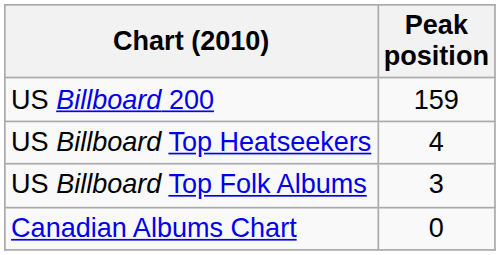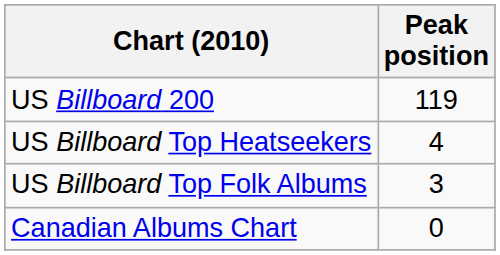(436, 99) 159 -> (436, 99) 119
